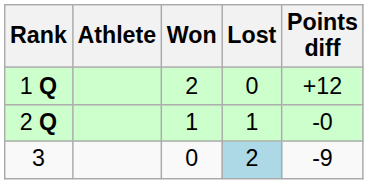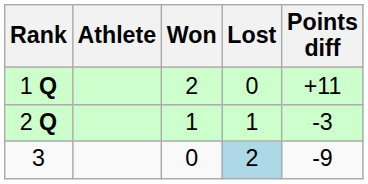(322, 85) +12 -> (322, 85) +11
(322, 122) -0 -> (322, 122) -3
